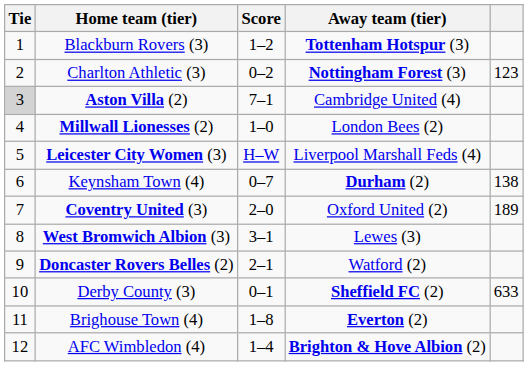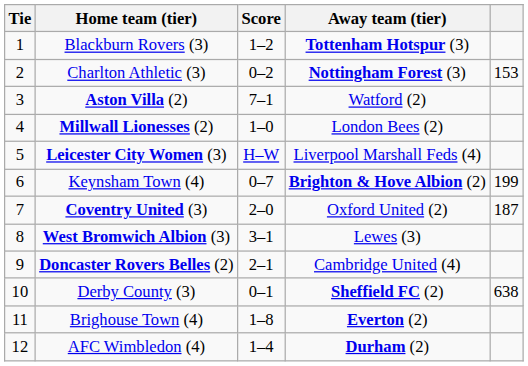(506, 72) 123 -> (506, 72) 153
(20, 99) lightgrey background -> (20, 99) no background
(387, 99) Cambridge United (4) -> (387, 99) Watford (2)
(387, 182) Durham (2) -> (387, 182) Brighton & Hove Albion (2)
(506, 182) 138 -> (506, 182) 199
(506, 209) 189 -> (506, 209) 187
(387, 264) Watford (2) -> (387, 264) Cambridge United (4)
(506, 291) 633 -> (506, 291) 638
(387, 346) Brighton & Hove Albion (2) -> (387, 346) Durham (2)
